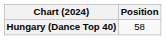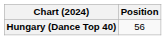(140, 27) 58 -> (140, 27) 56
